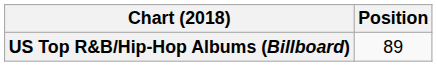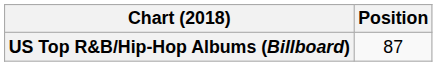(393, 46) 89 -> (393, 46) 87
